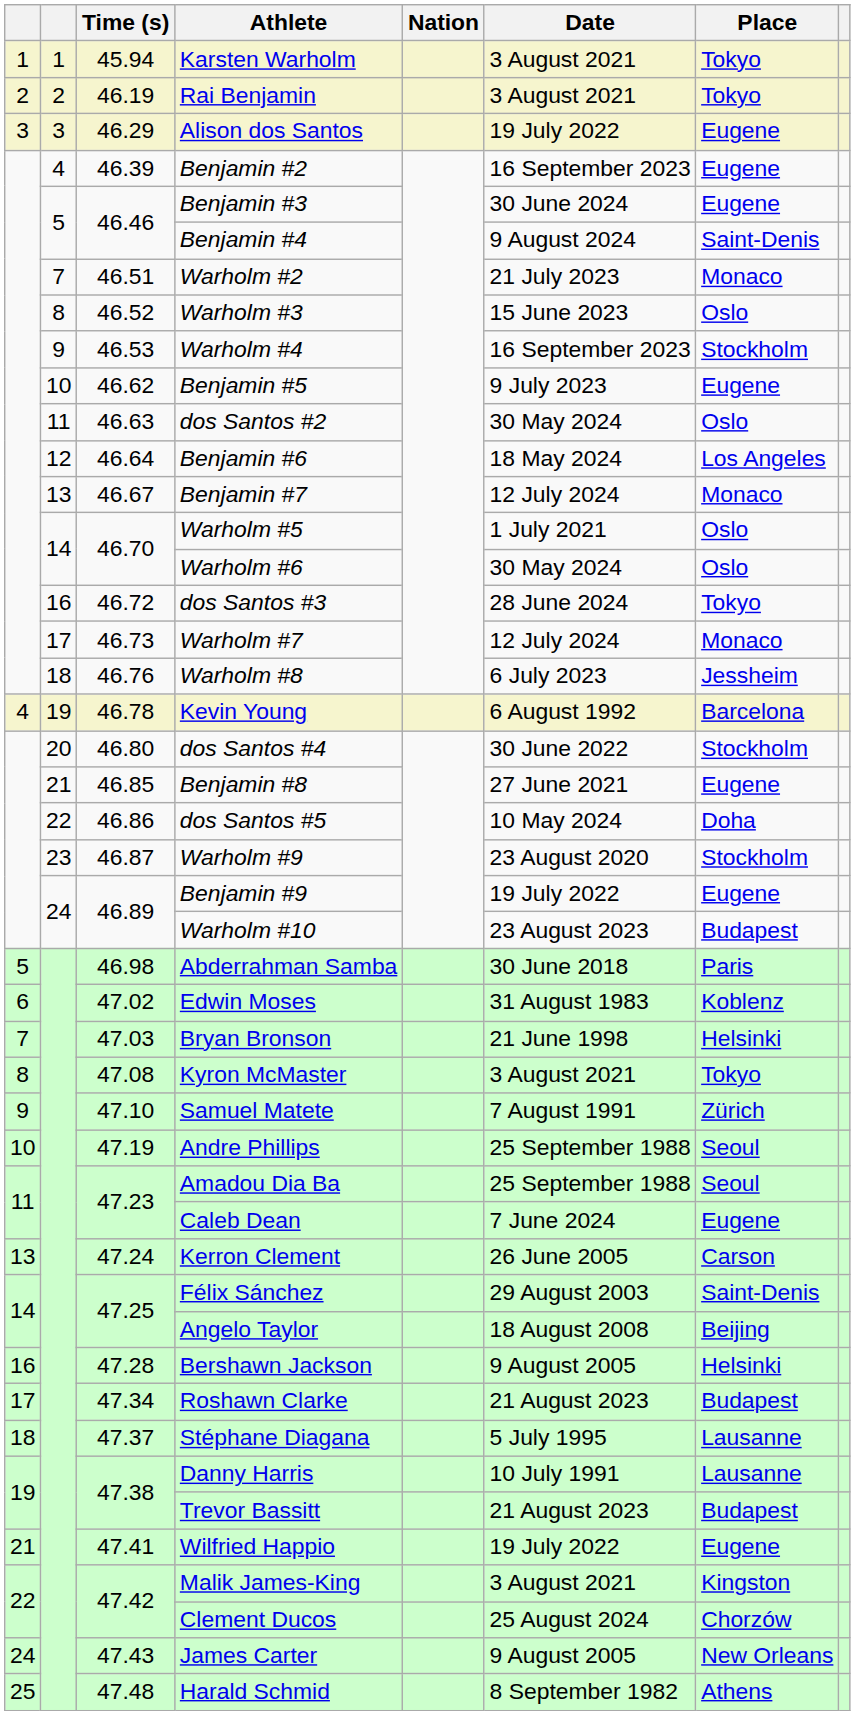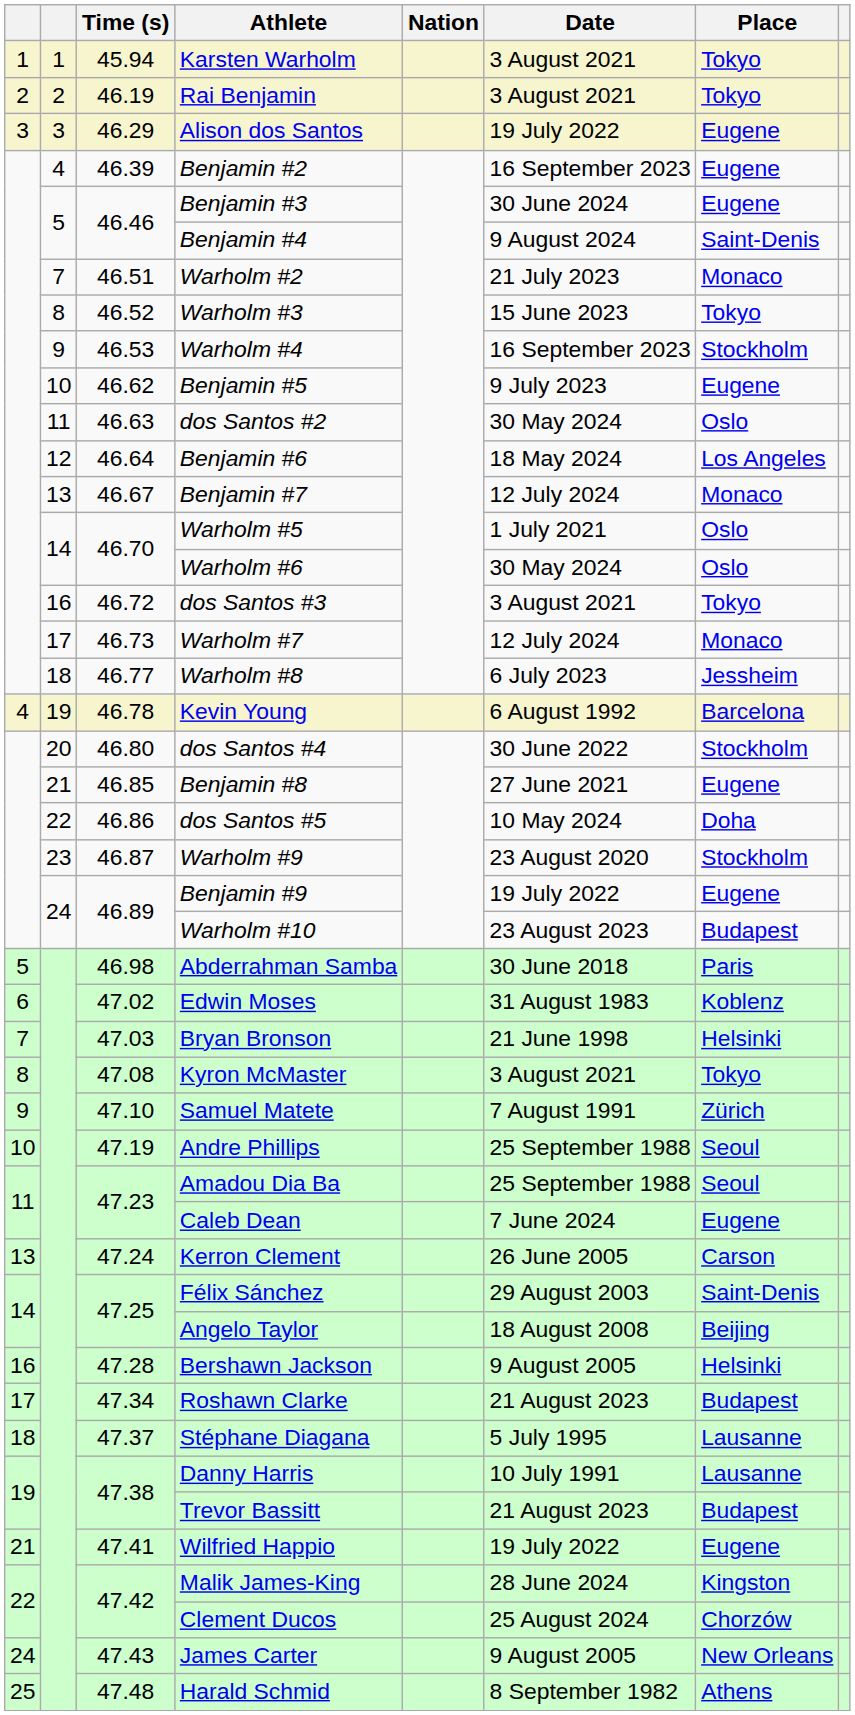(725, 312) Oslo -> (731, 312) Tokyo
(559, 603) 28 June 2024 -> (563, 603) 3 August 2021
(126, 675) 46.76 -> (126, 675) 46.77
(563, 1582) 3 August 2021 -> (559, 1582) 28 June 2024
